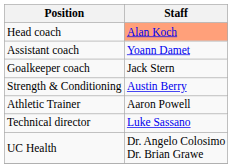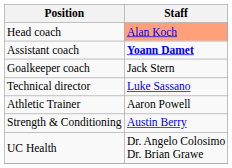(158, 50) normal -> (160, 50) bold
rows swapped: (49, 123) <-> (64, 86)
